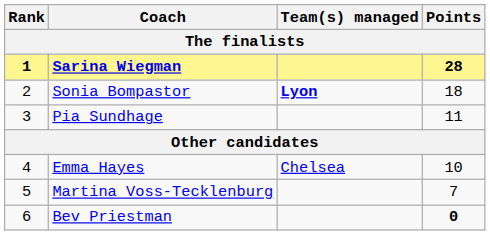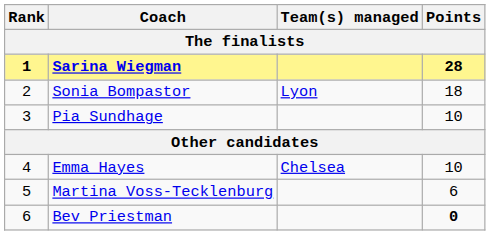(299, 92) bold -> (299, 92) normal
(454, 117) 11 -> (454, 117) 10
(454, 192) 7 -> (454, 192) 6
